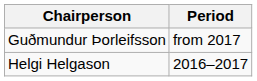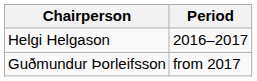rows swapped: (59, 64) <-> (87, 40)
